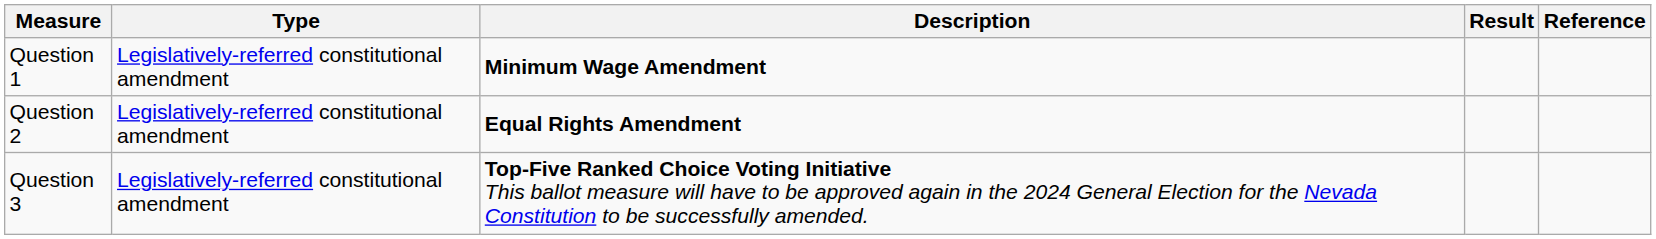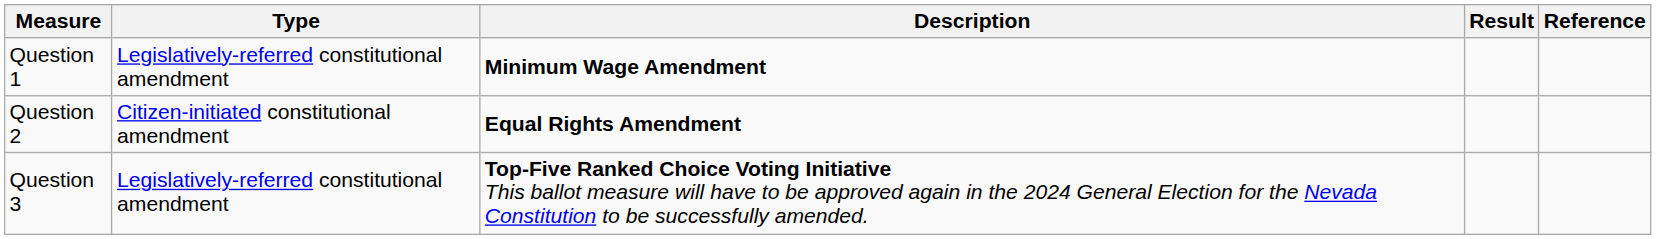(280, 123) Legislatively-referred constitutional amendment -> (254, 123) Citizen-initiated constitutional amendment
